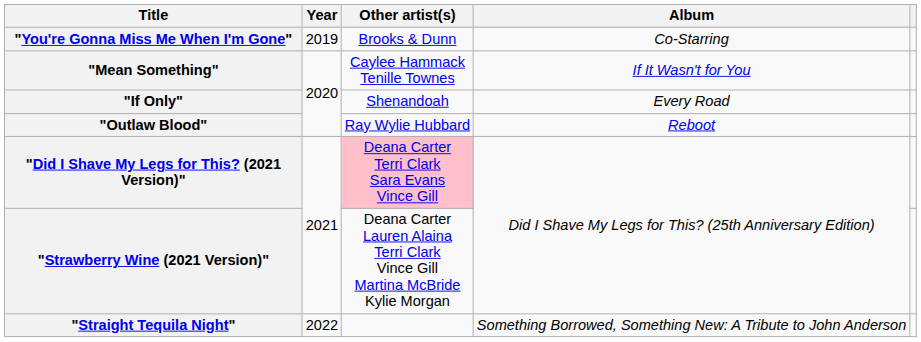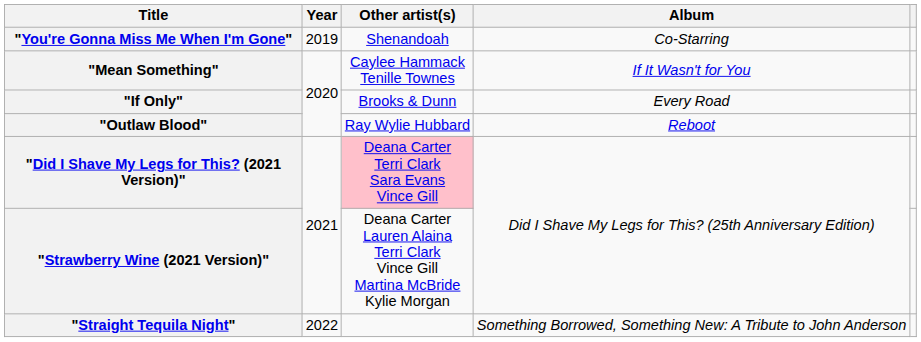(407, 39) Brooks & Dunn -> (407, 39) Shenandoah
(407, 101) Shenandoah -> (407, 101) Brooks & Dunn
